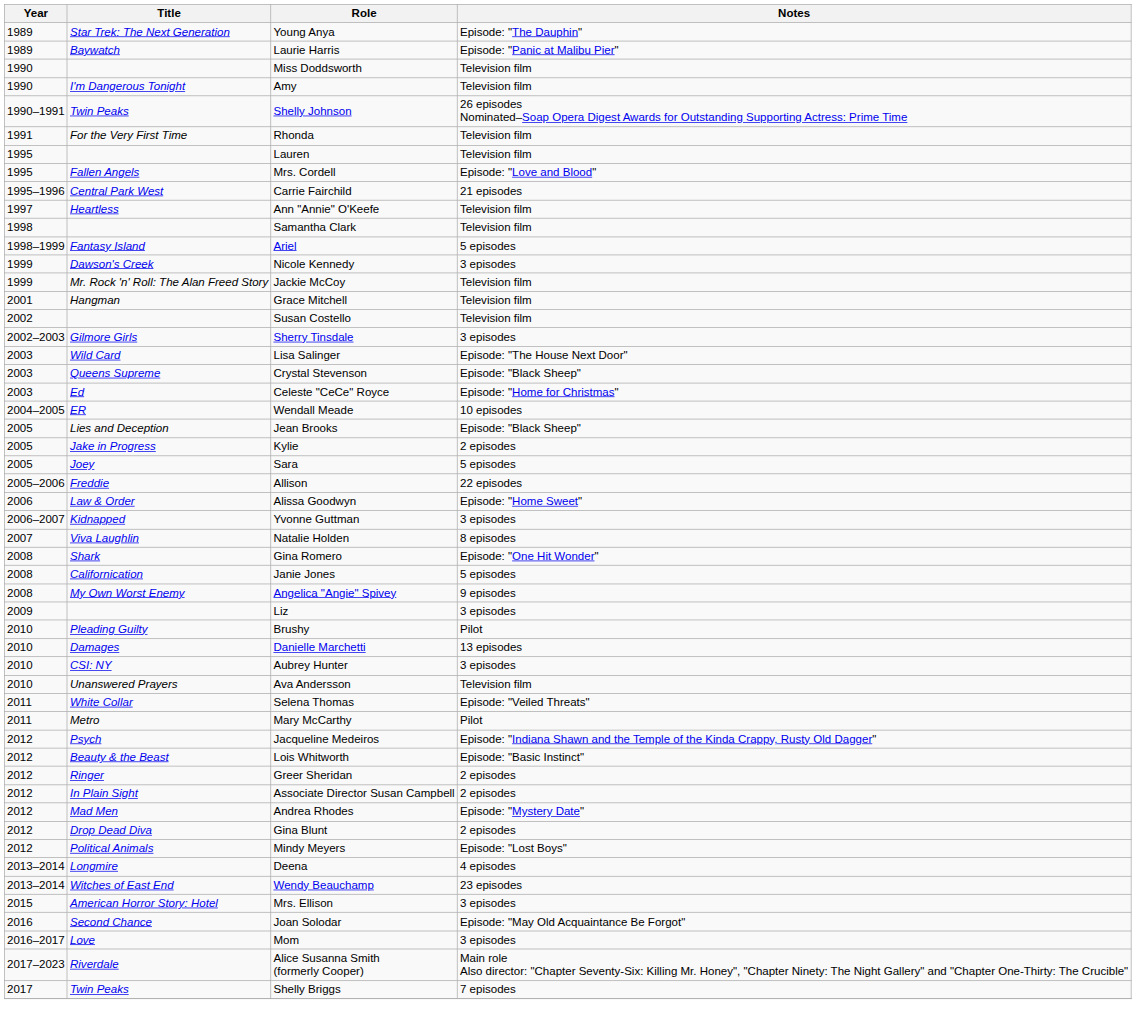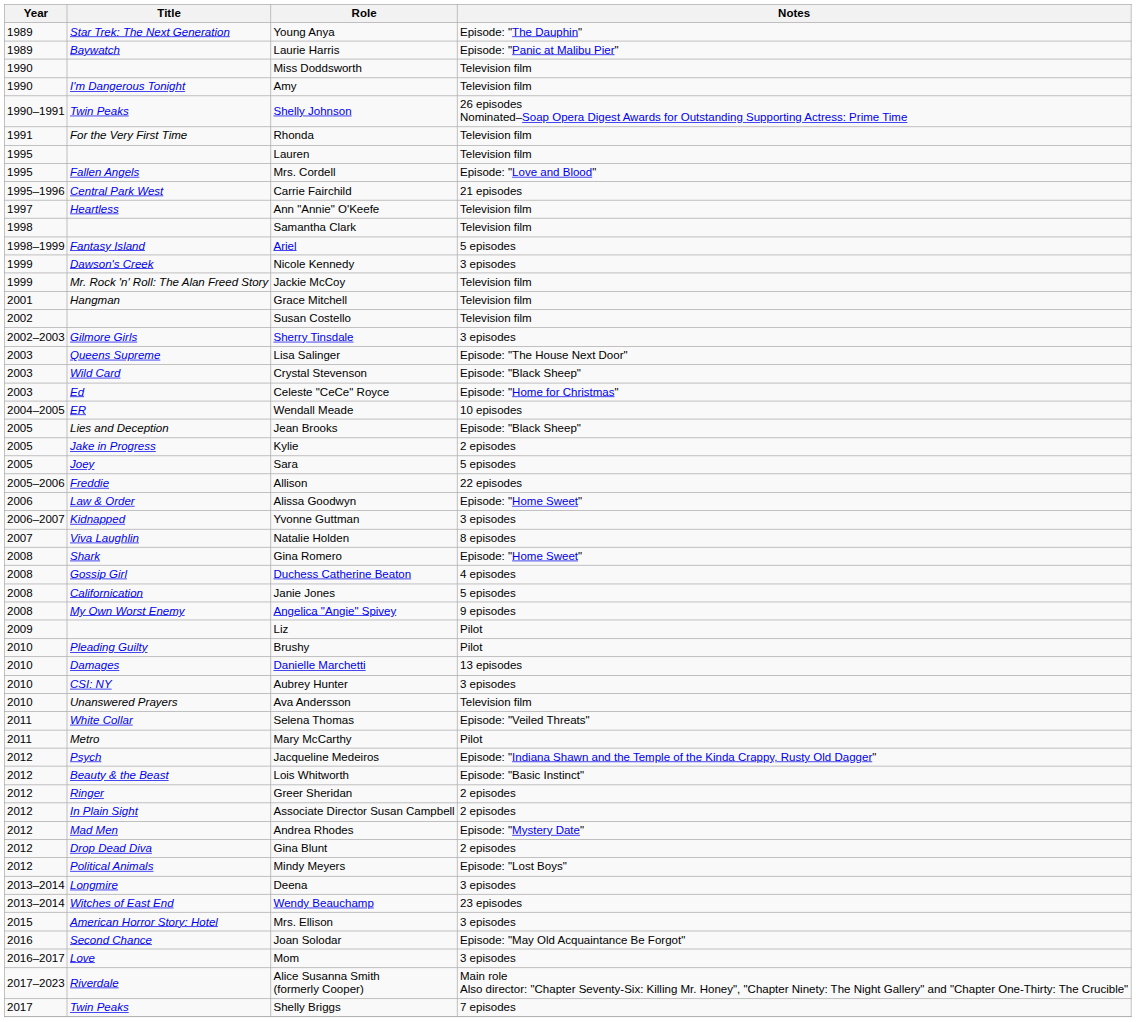(95, 355) Wild Card -> (115, 355) Queens Supreme
(115, 373) Queens Supreme -> (95, 373) Wild Card
(529, 556) Episode: "One Hit Wonder" -> (521, 556) Episode: "Home Sweet"
+ row: (342, 574)
(488, 611) 3 episodes -> (471, 629) Pilot
(488, 867) 4 episodes -> (488, 885) 3 episodes
